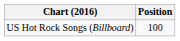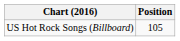(155, 28) 100 -> (155, 28) 105
